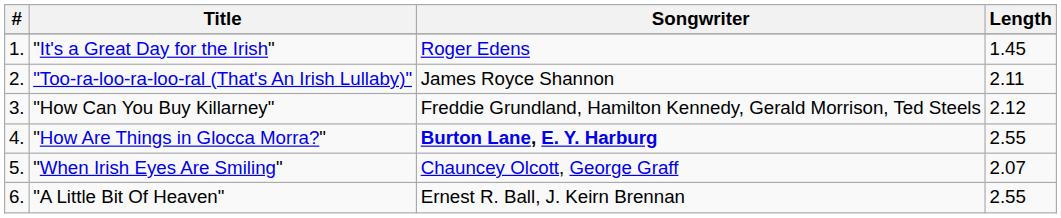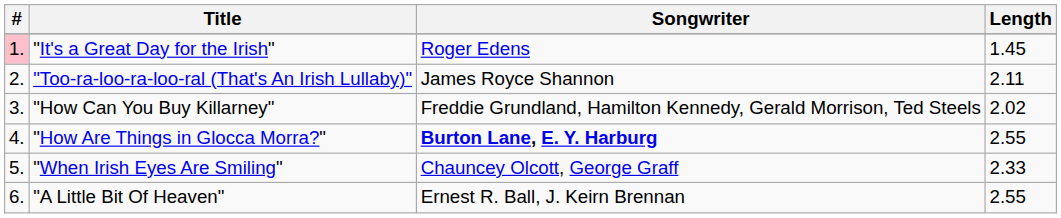(17, 49) no background -> (17, 49) pink background
(1008, 108) 2.12 -> (1008, 108) 2.02
(1008, 167) 2.07 -> (1008, 167) 2.33
